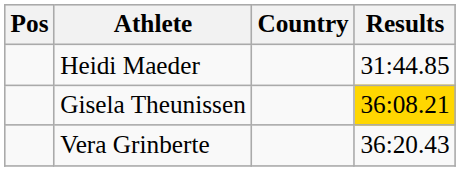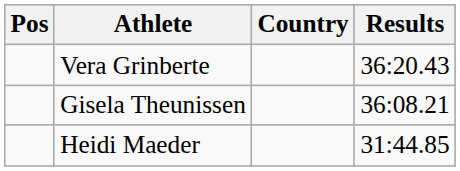rows swapped: (130, 64) <-> (135, 144)
(405, 104) gold background -> (405, 104) no background
